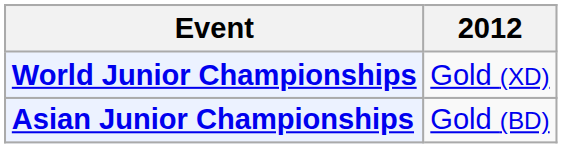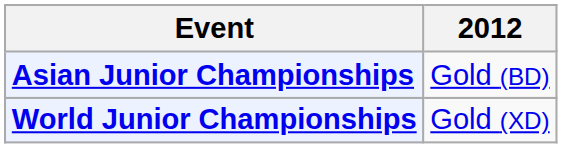rows swapped: (213, 120) <-> (214, 74)
